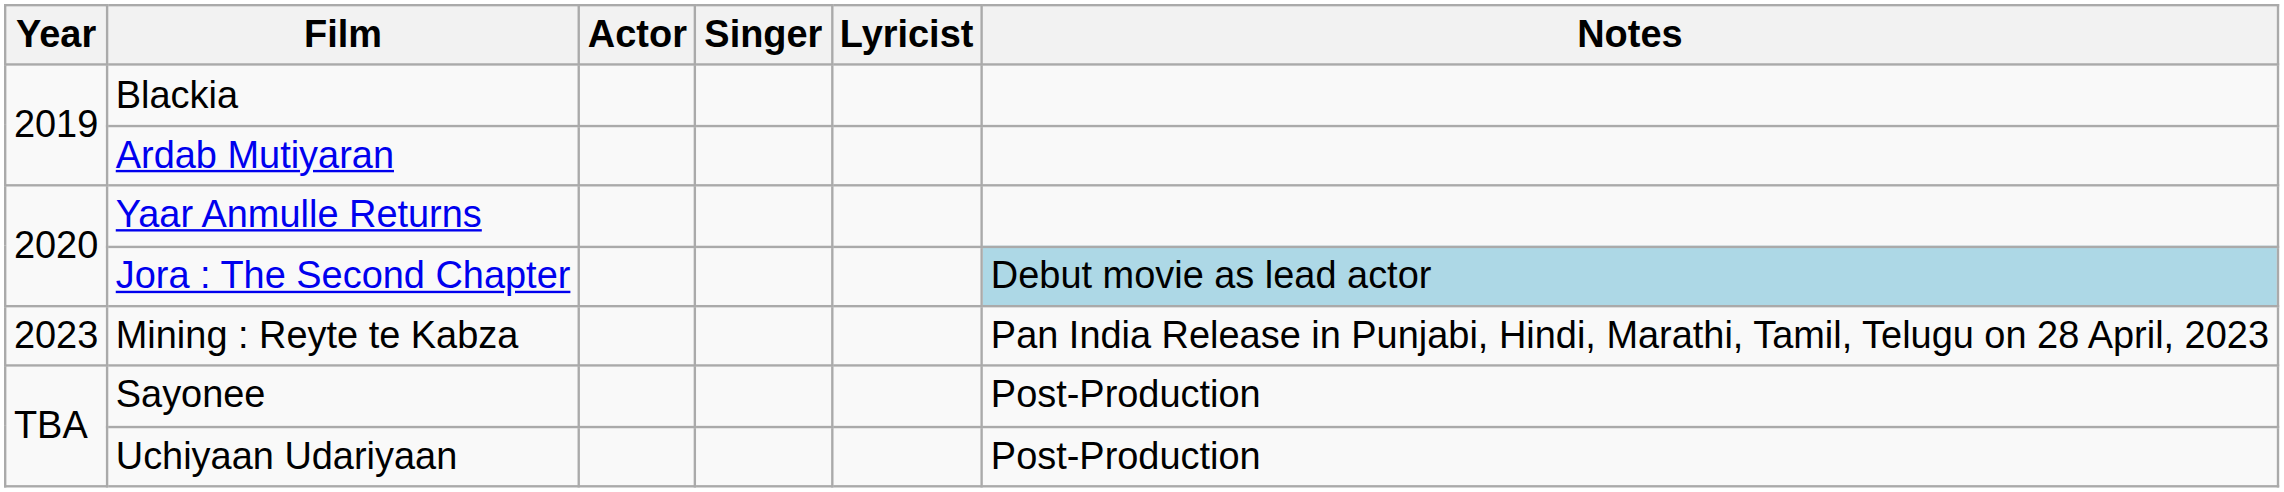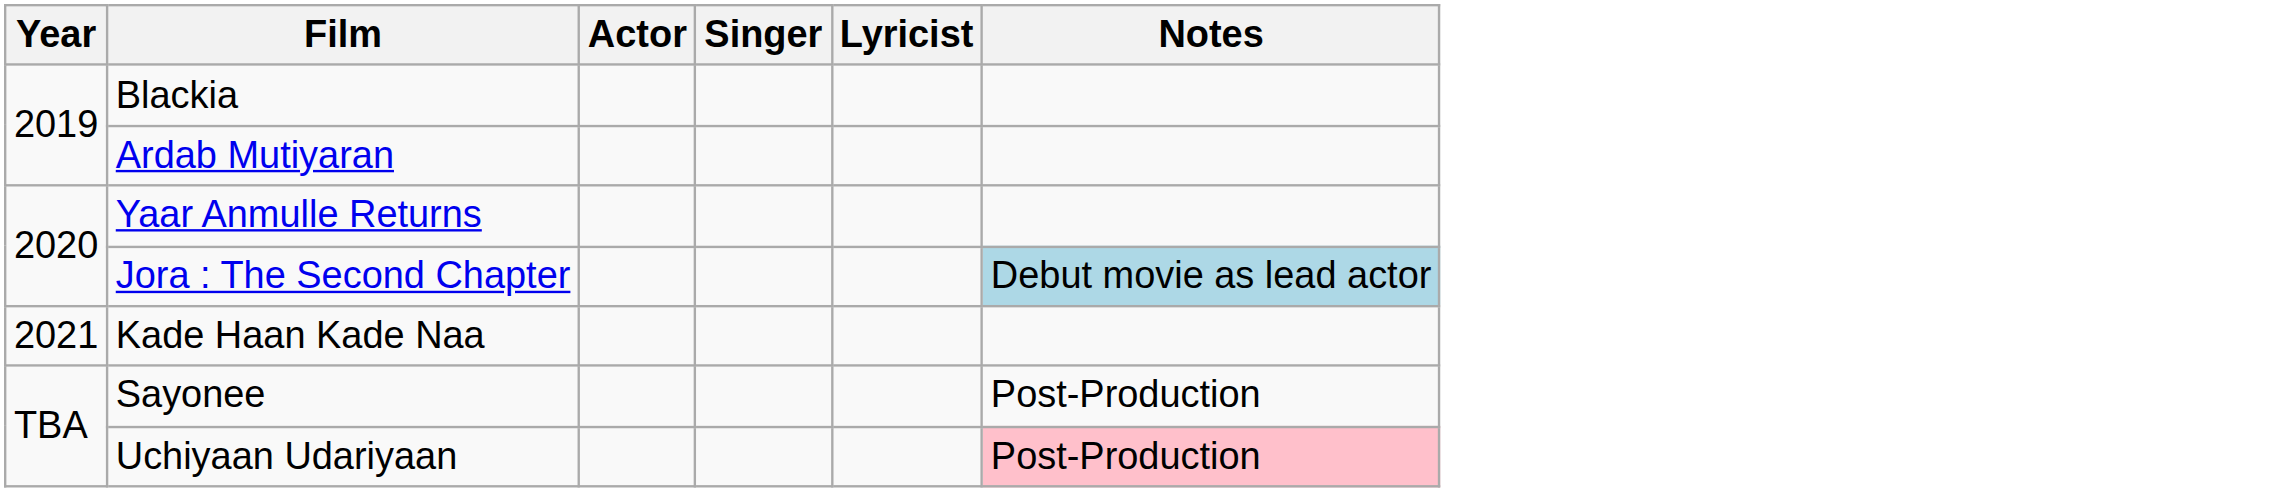+ row: (300, 335)
- row: (317, 335)
(1126, 455) no background -> (1126, 455) pink background
